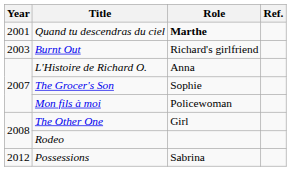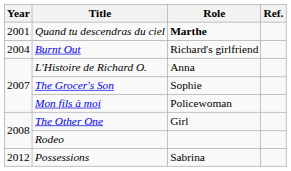(18, 49) 2003 -> (18, 49) 2004
